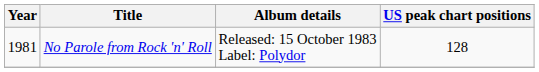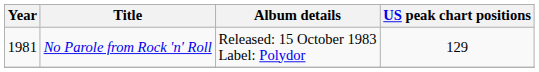(457, 47) 128 -> (457, 47) 129
